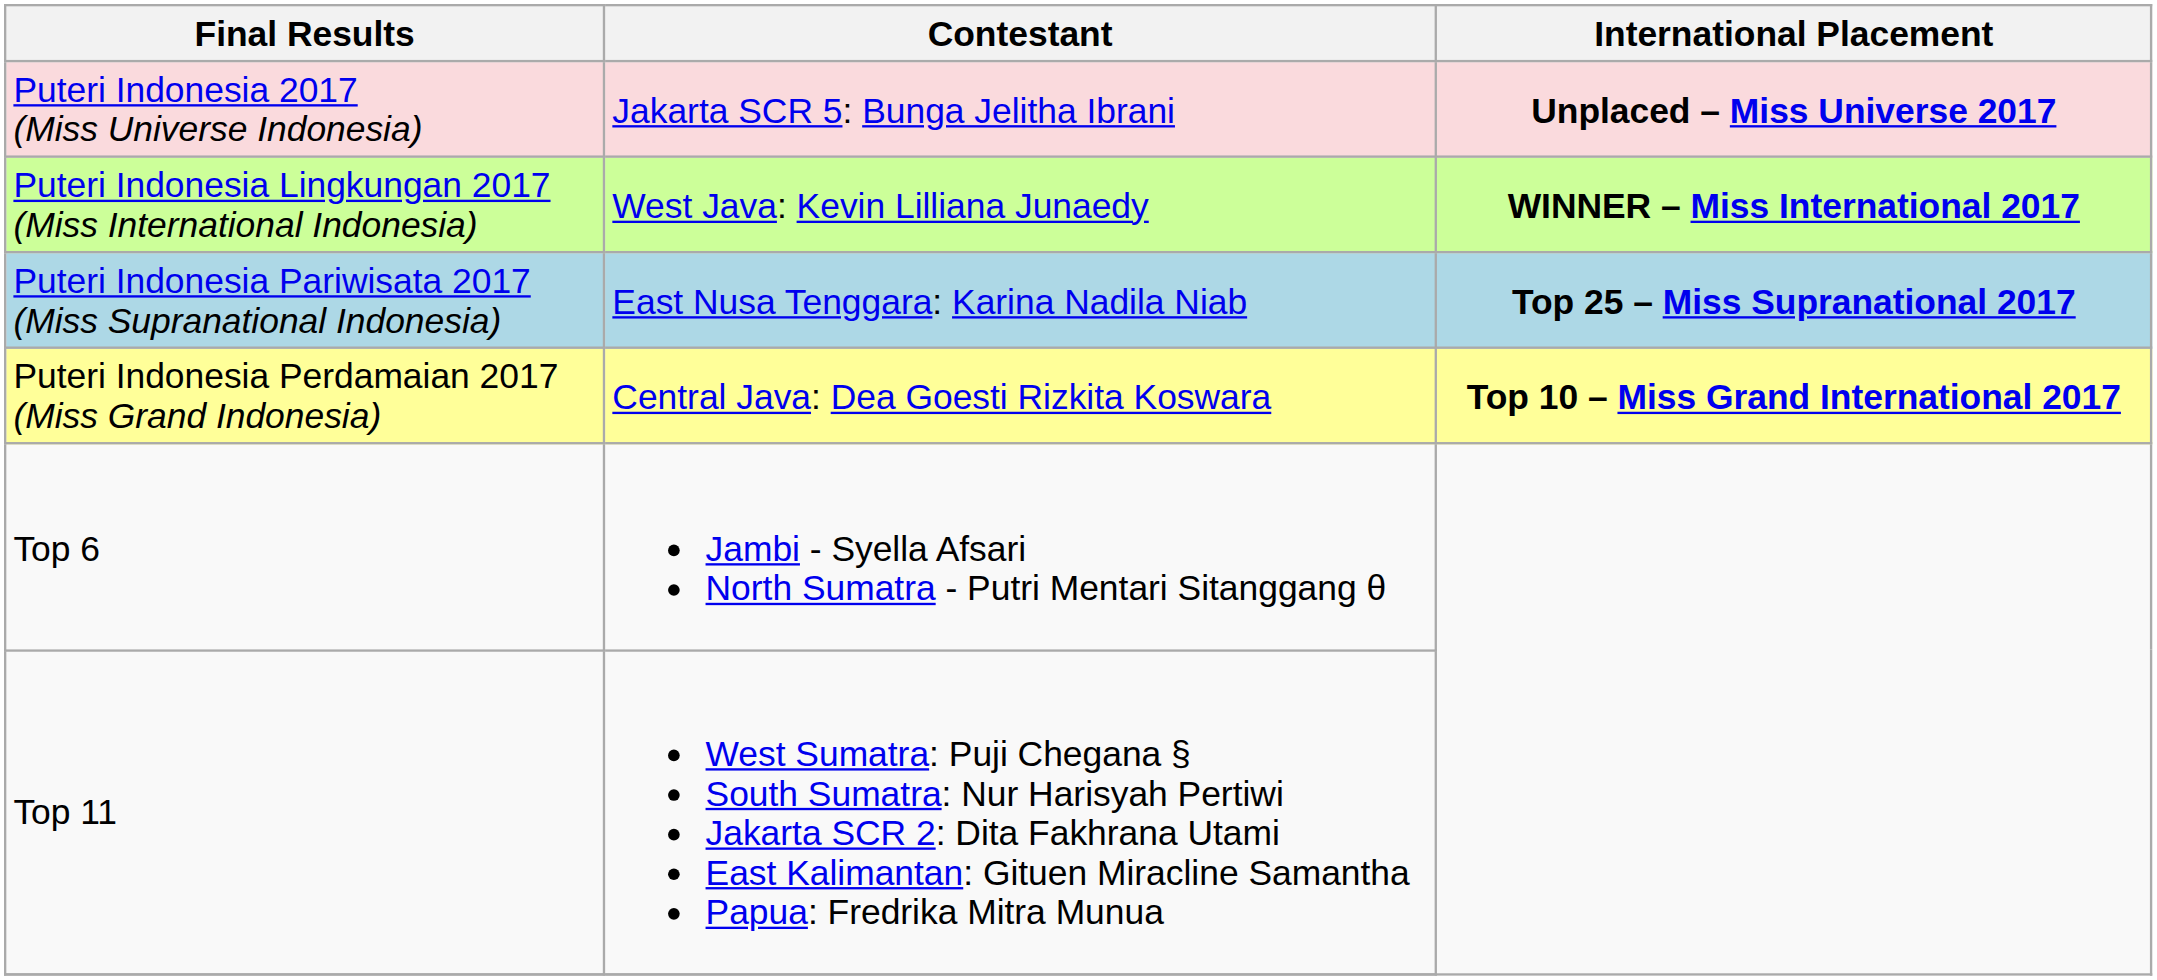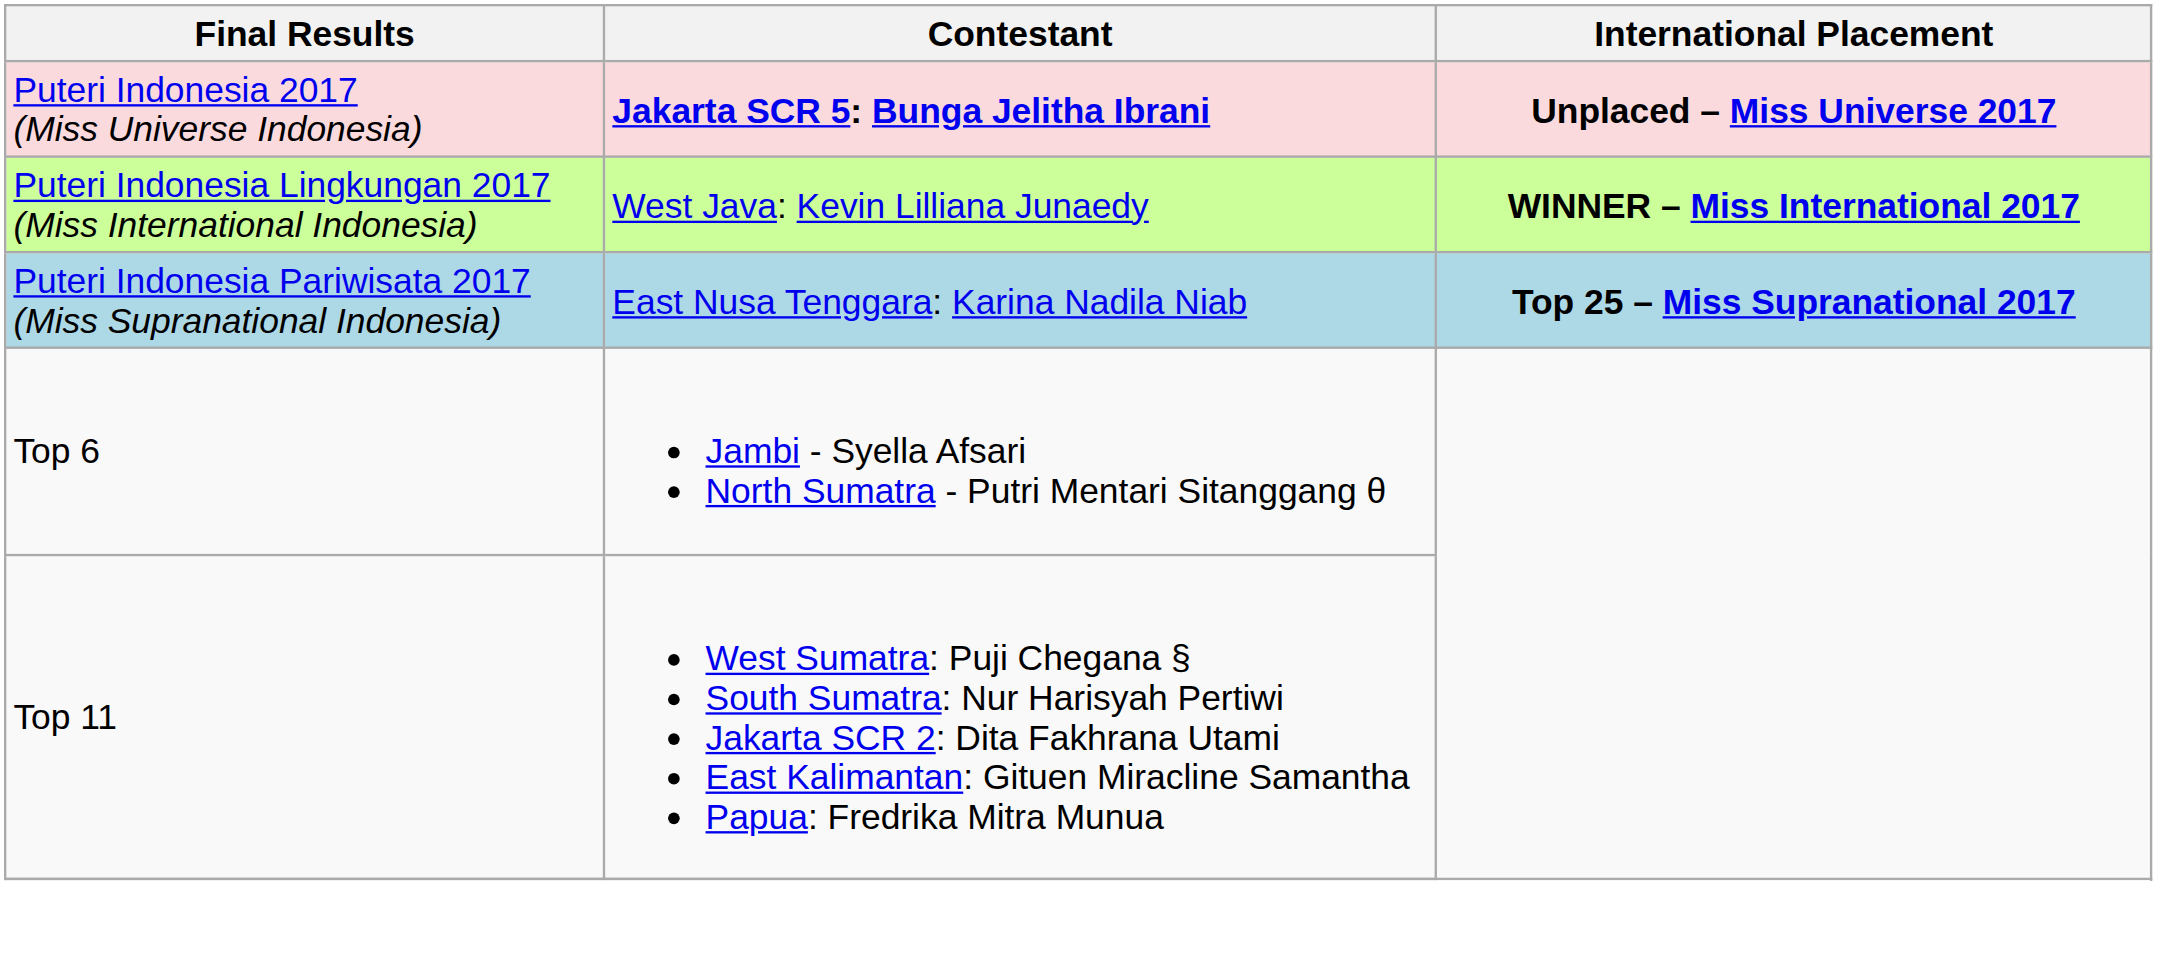(894, 109) normal -> (911, 109) bold
- row: (286, 396)
